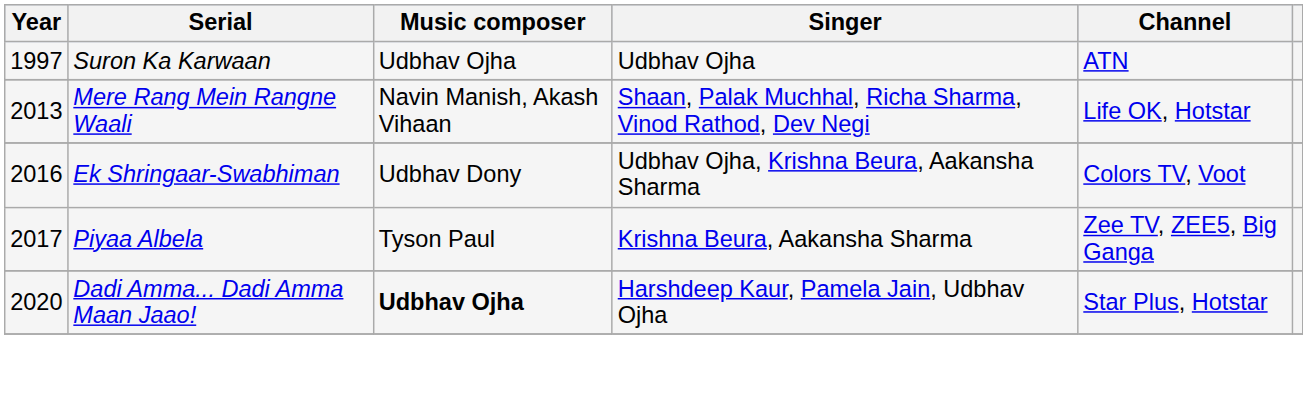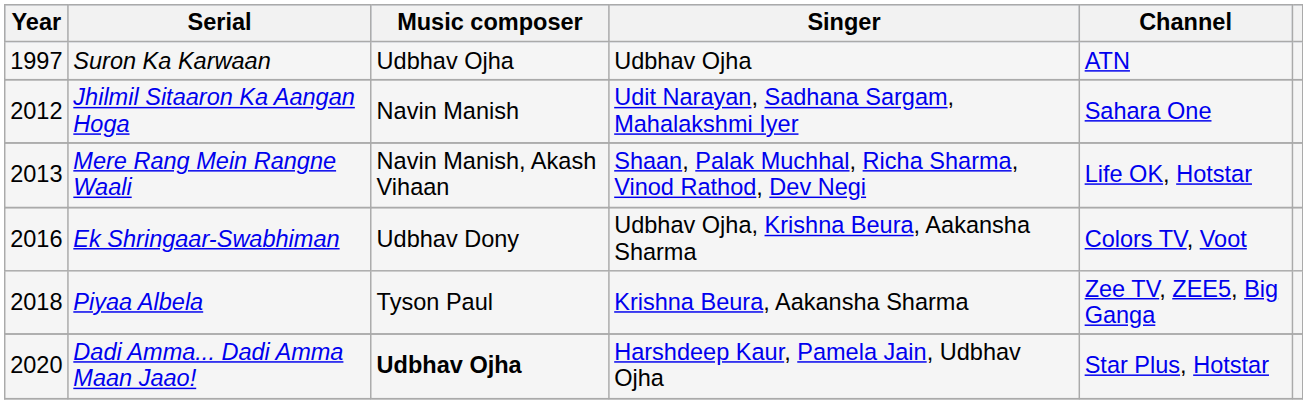+ row: (214, 110)
(36, 238) 2017 -> (36, 302) 2018
